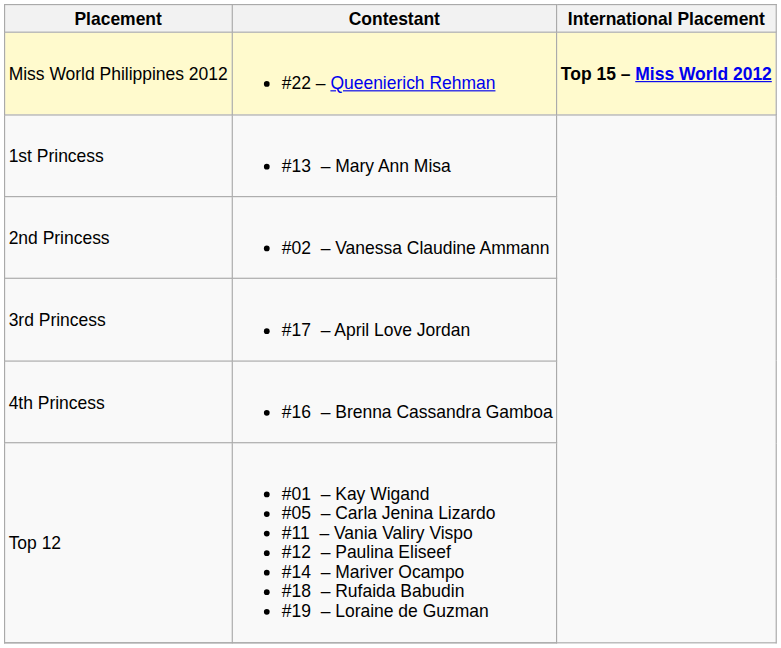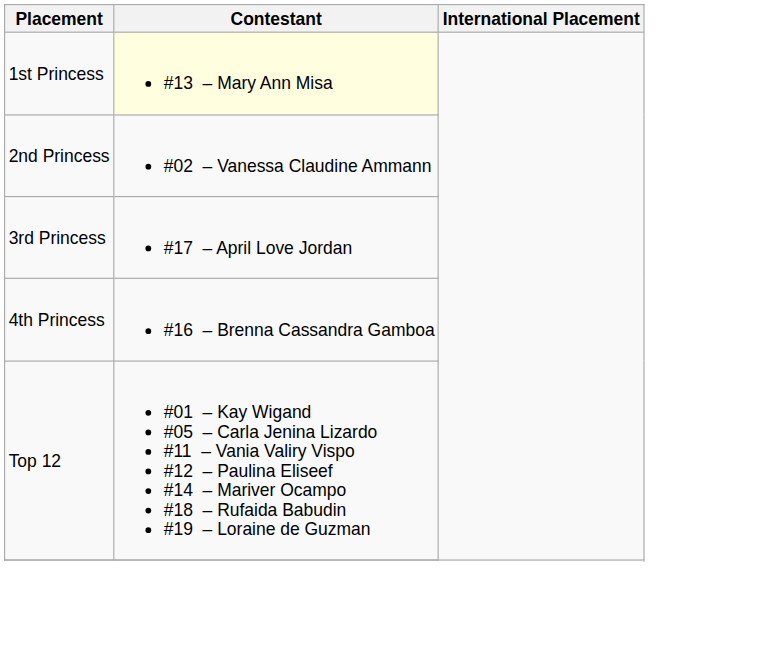- row: (118, 74)
(394, 165) no background -> (276, 83) lightyellow background
